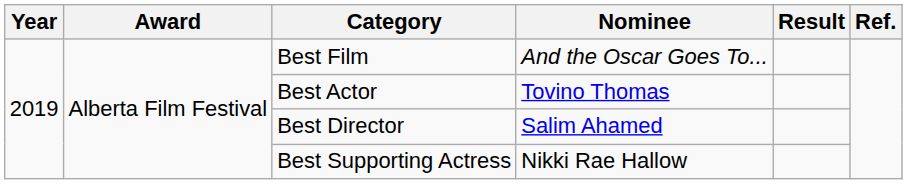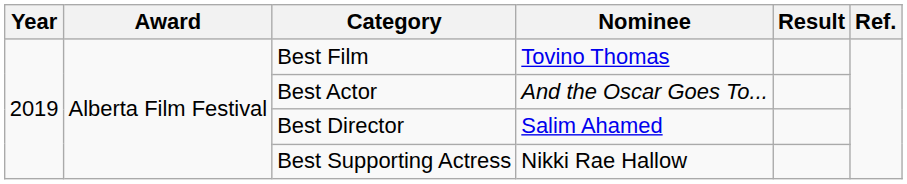(645, 56) And the Oscar Goes To... -> (595, 56) Tovino Thomas
(595, 91) Tovino Thomas -> (645, 91) And the Oscar Goes To...
